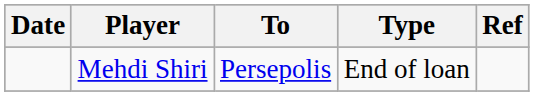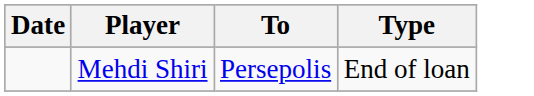- column: (503, 25)
